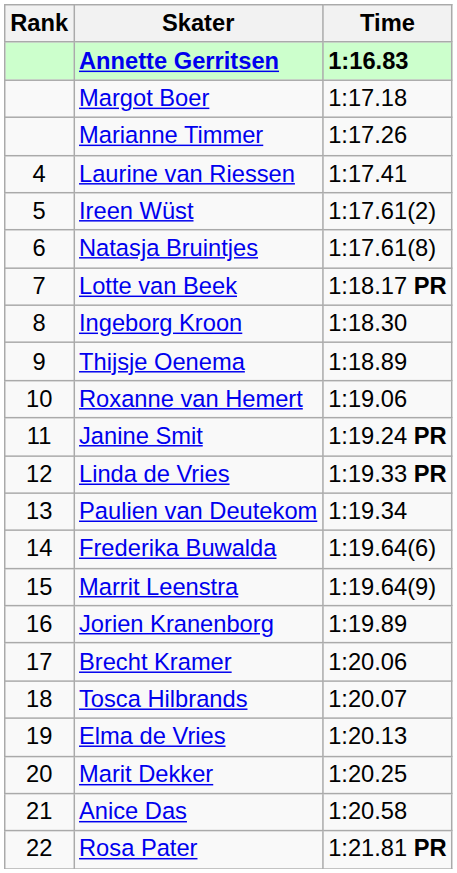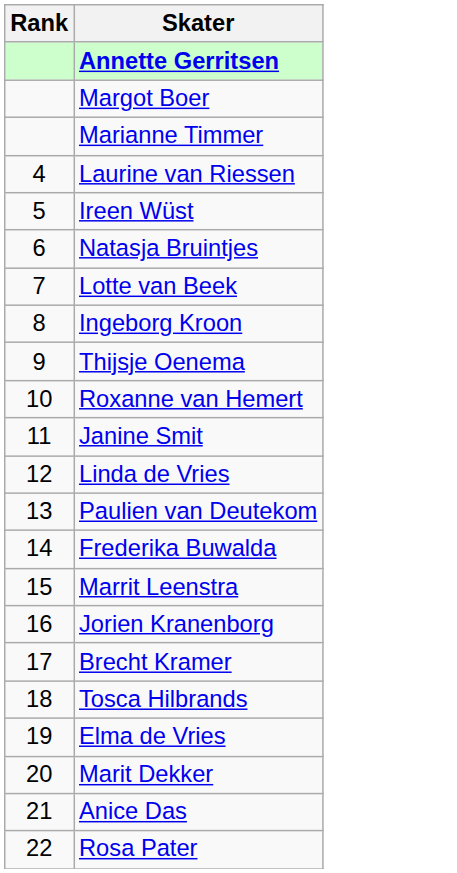- column: (387, 23)
